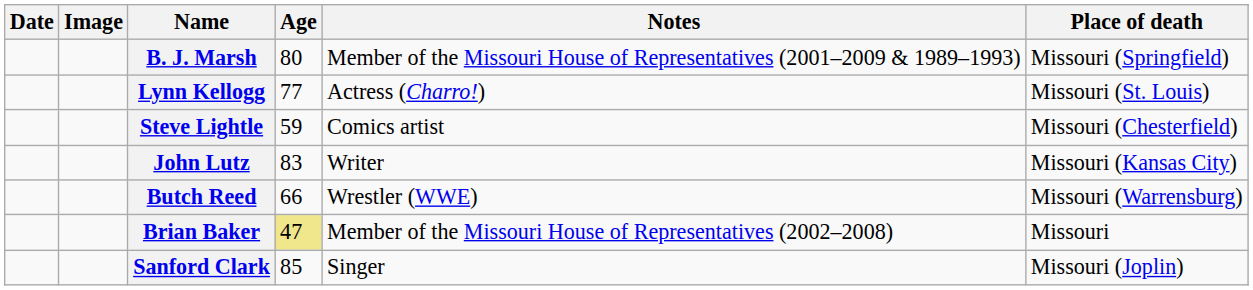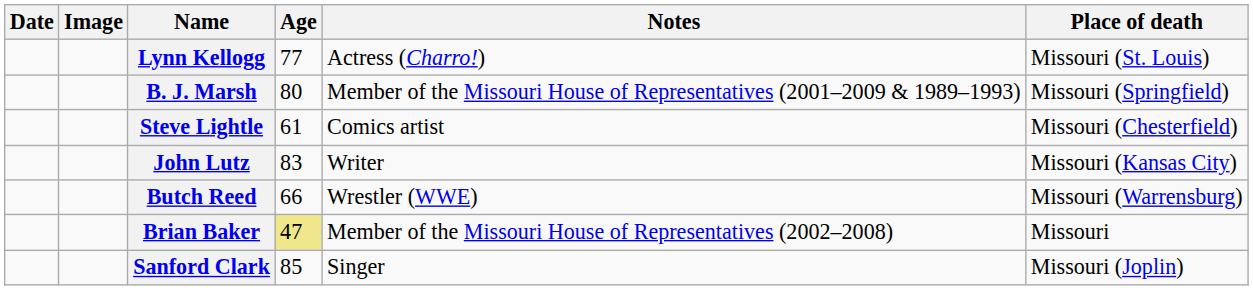rows swapped: (202, 92) <-> (202, 57)
(291, 127) 59 -> (291, 127) 61
